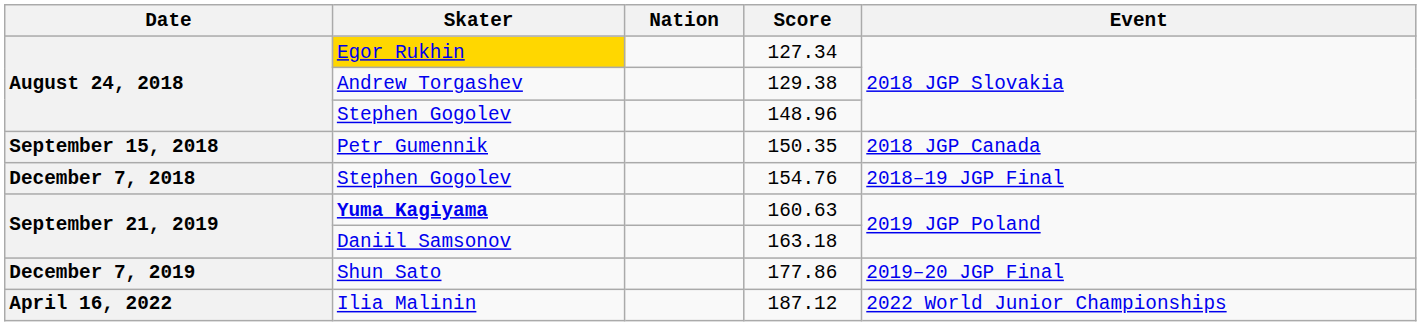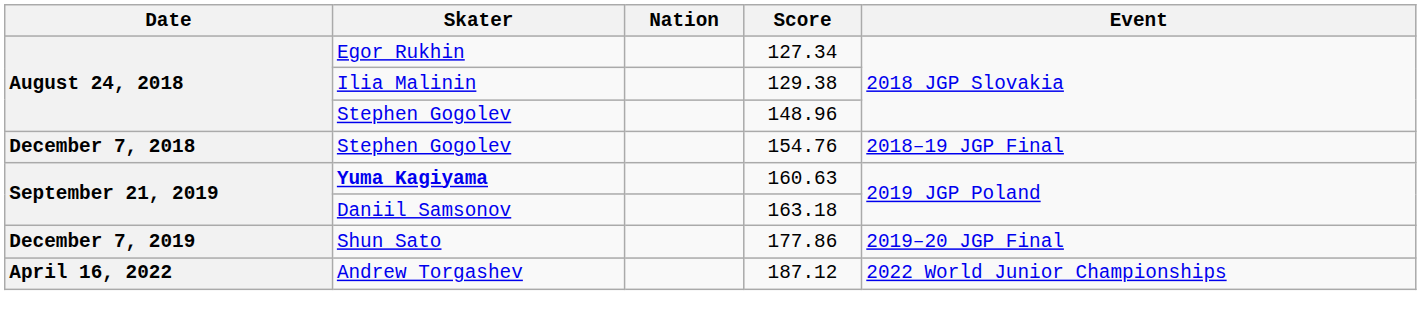(401, 52) gold background -> (401, 52) no background
(430, 84) Andrew Torgashev -> (407, 84) Ilia Malinin
- row: (802, 147)
(407, 305) Ilia Malinin -> (430, 273) Andrew Torgashev
